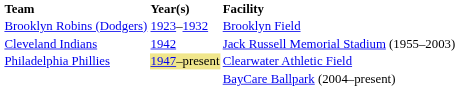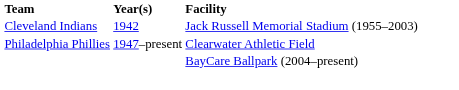- row: (76, 26)
(185, 61) khaki background -> (148, 43) no background
